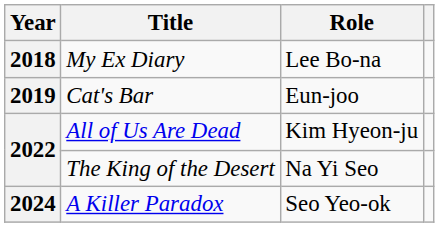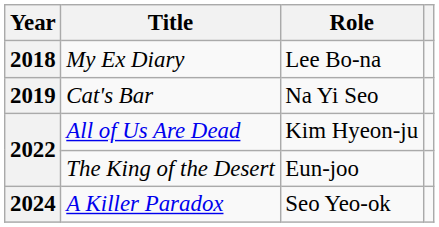(322, 95) Eun-joo -> (332, 95) Na Yi Seo
(332, 167) Na Yi Seo -> (322, 167) Eun-joo
